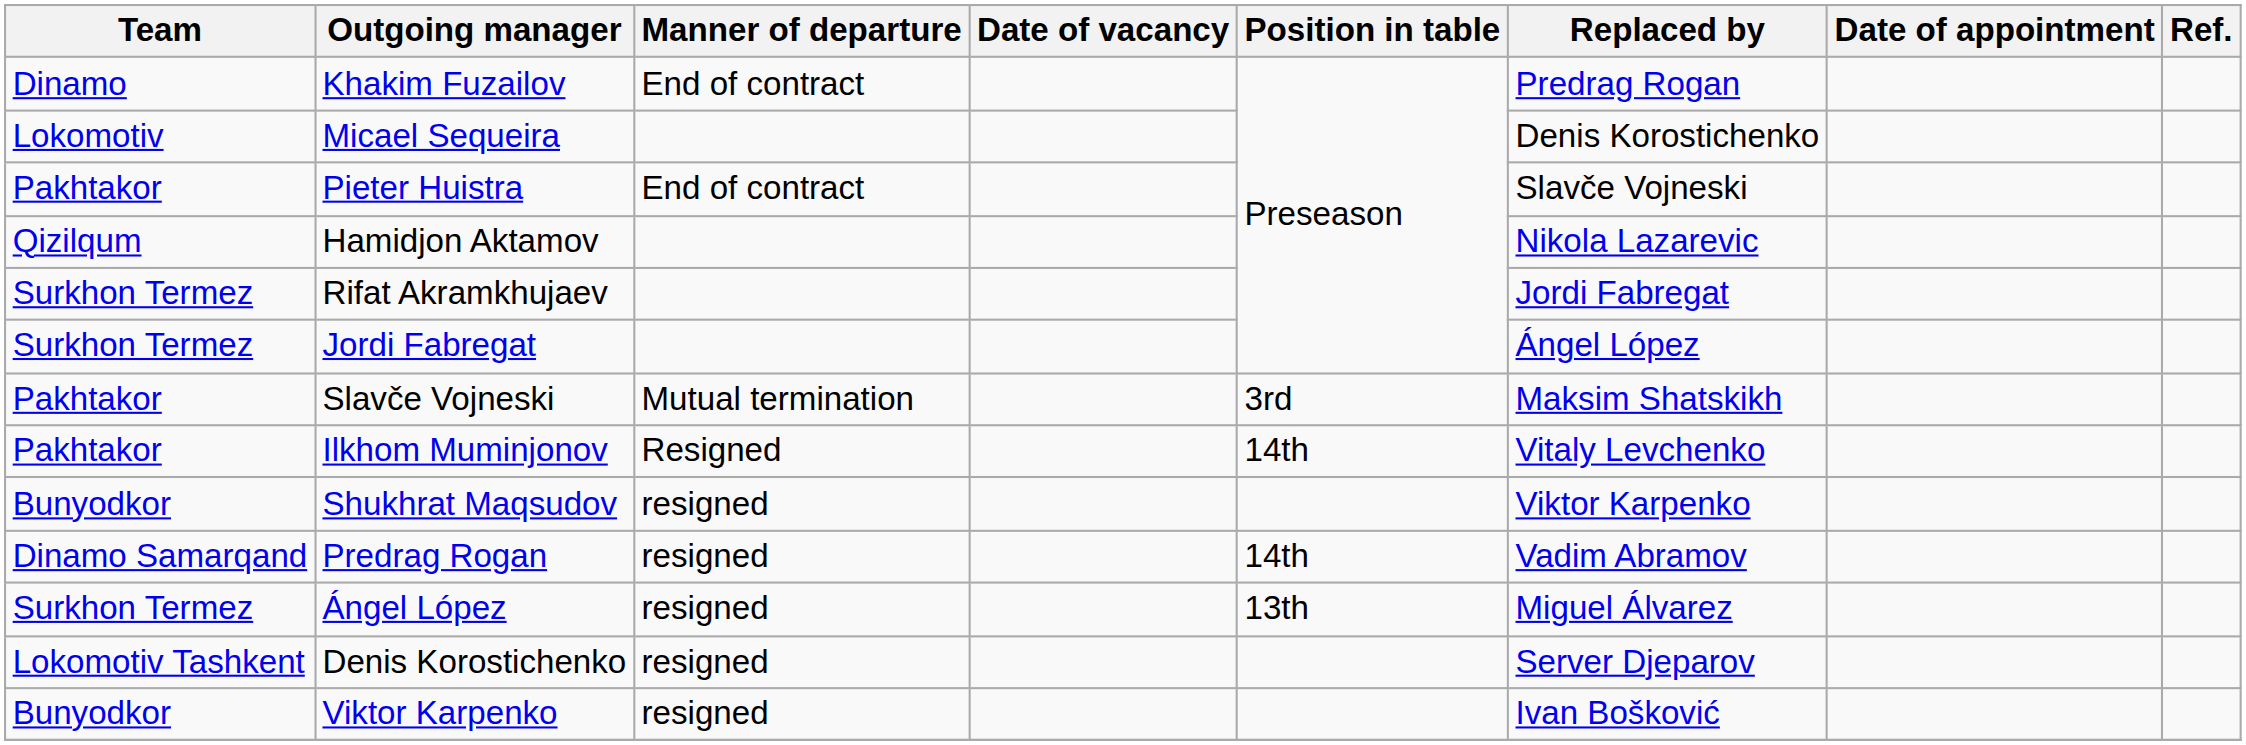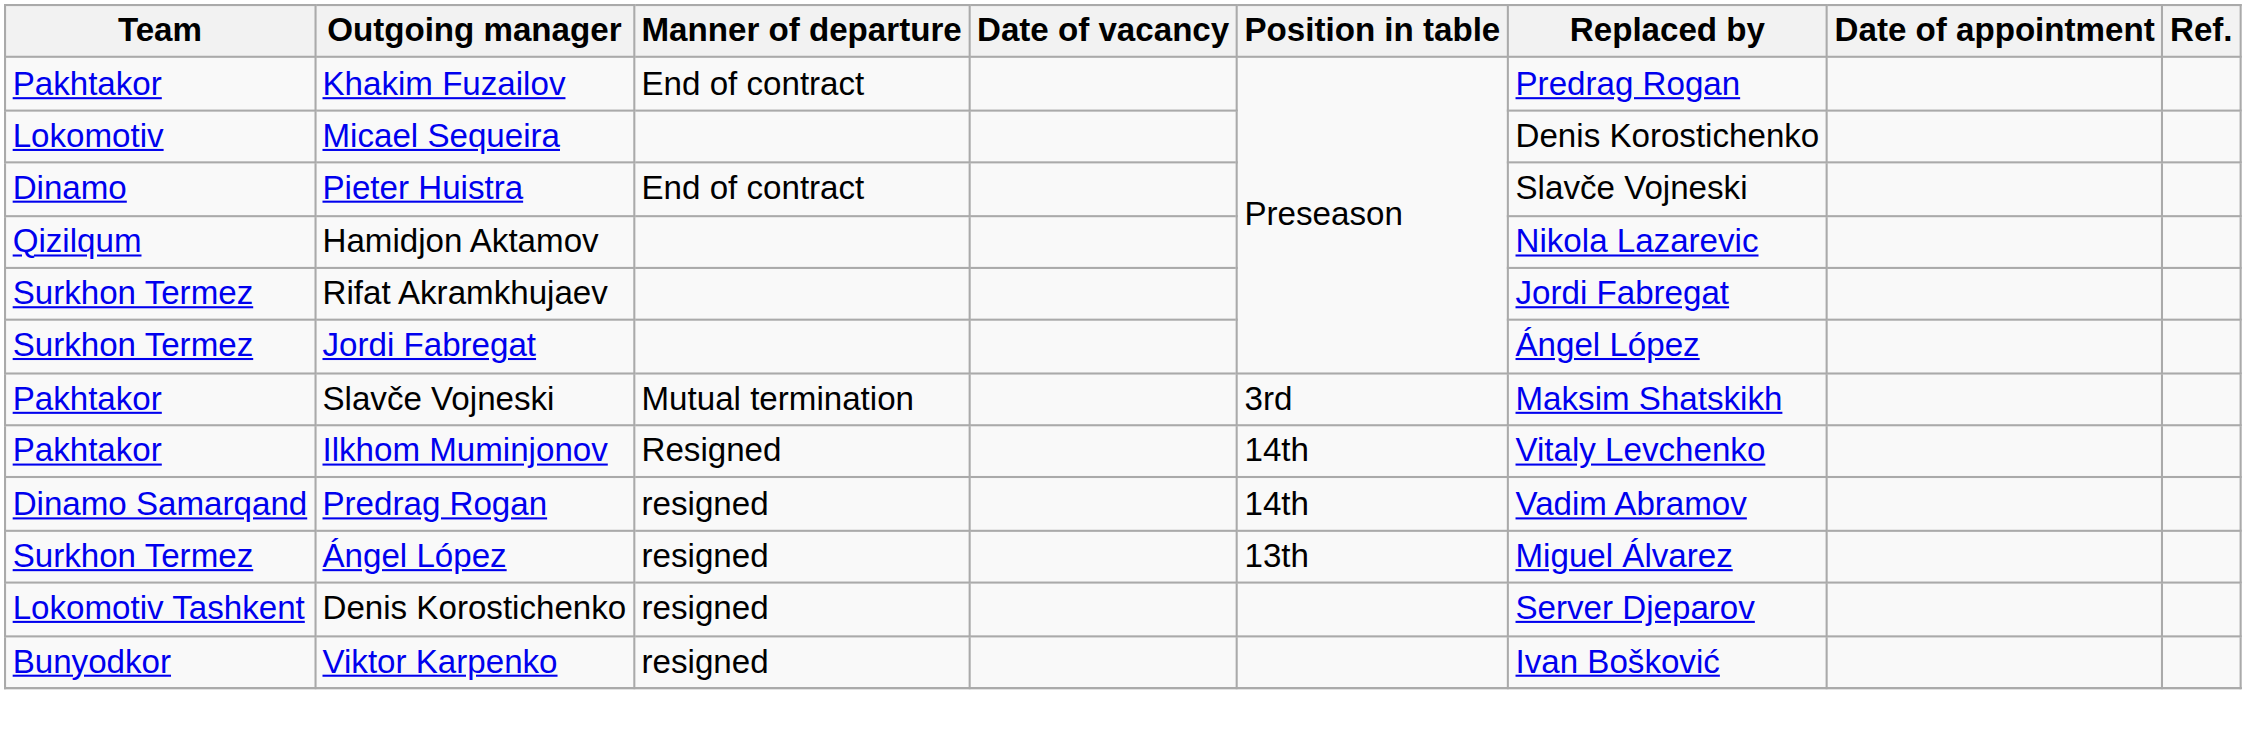(70, 83) Dinamo -> (87, 83) Pakhtakor
(87, 188) Pakhtakor -> (70, 188) Dinamo
- row: (470, 503)
